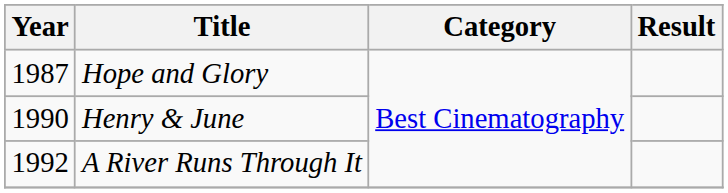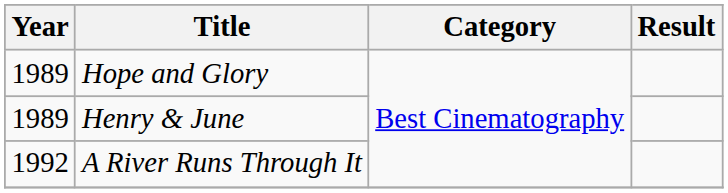(40, 72) 1987 -> (40, 72) 1989
(40, 118) 1990 -> (40, 118) 1989
